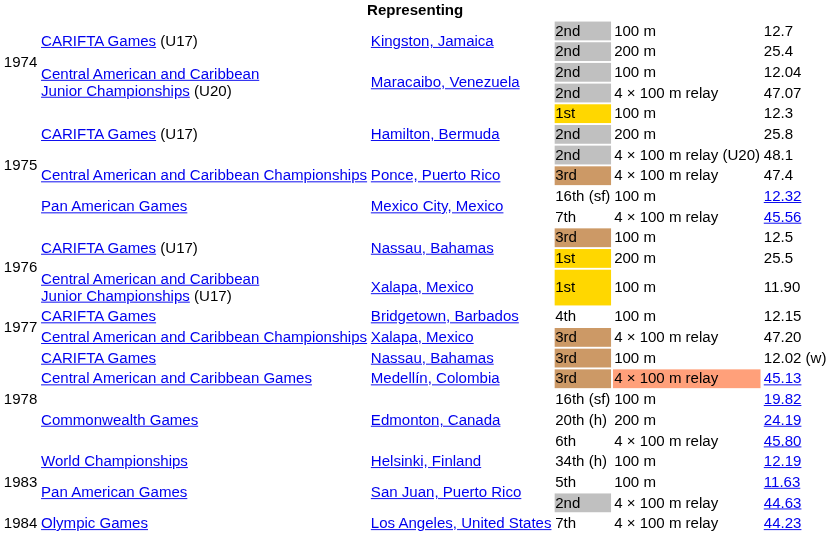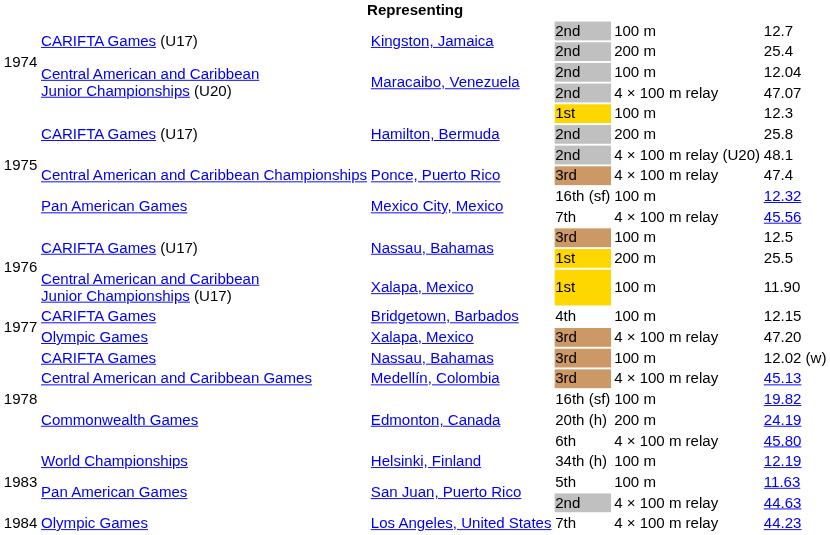(204, 337) Central American and Caribbean Championships -> (95, 337) Olympic Games
(666, 378) lightsalmon background -> (666, 378) no background
